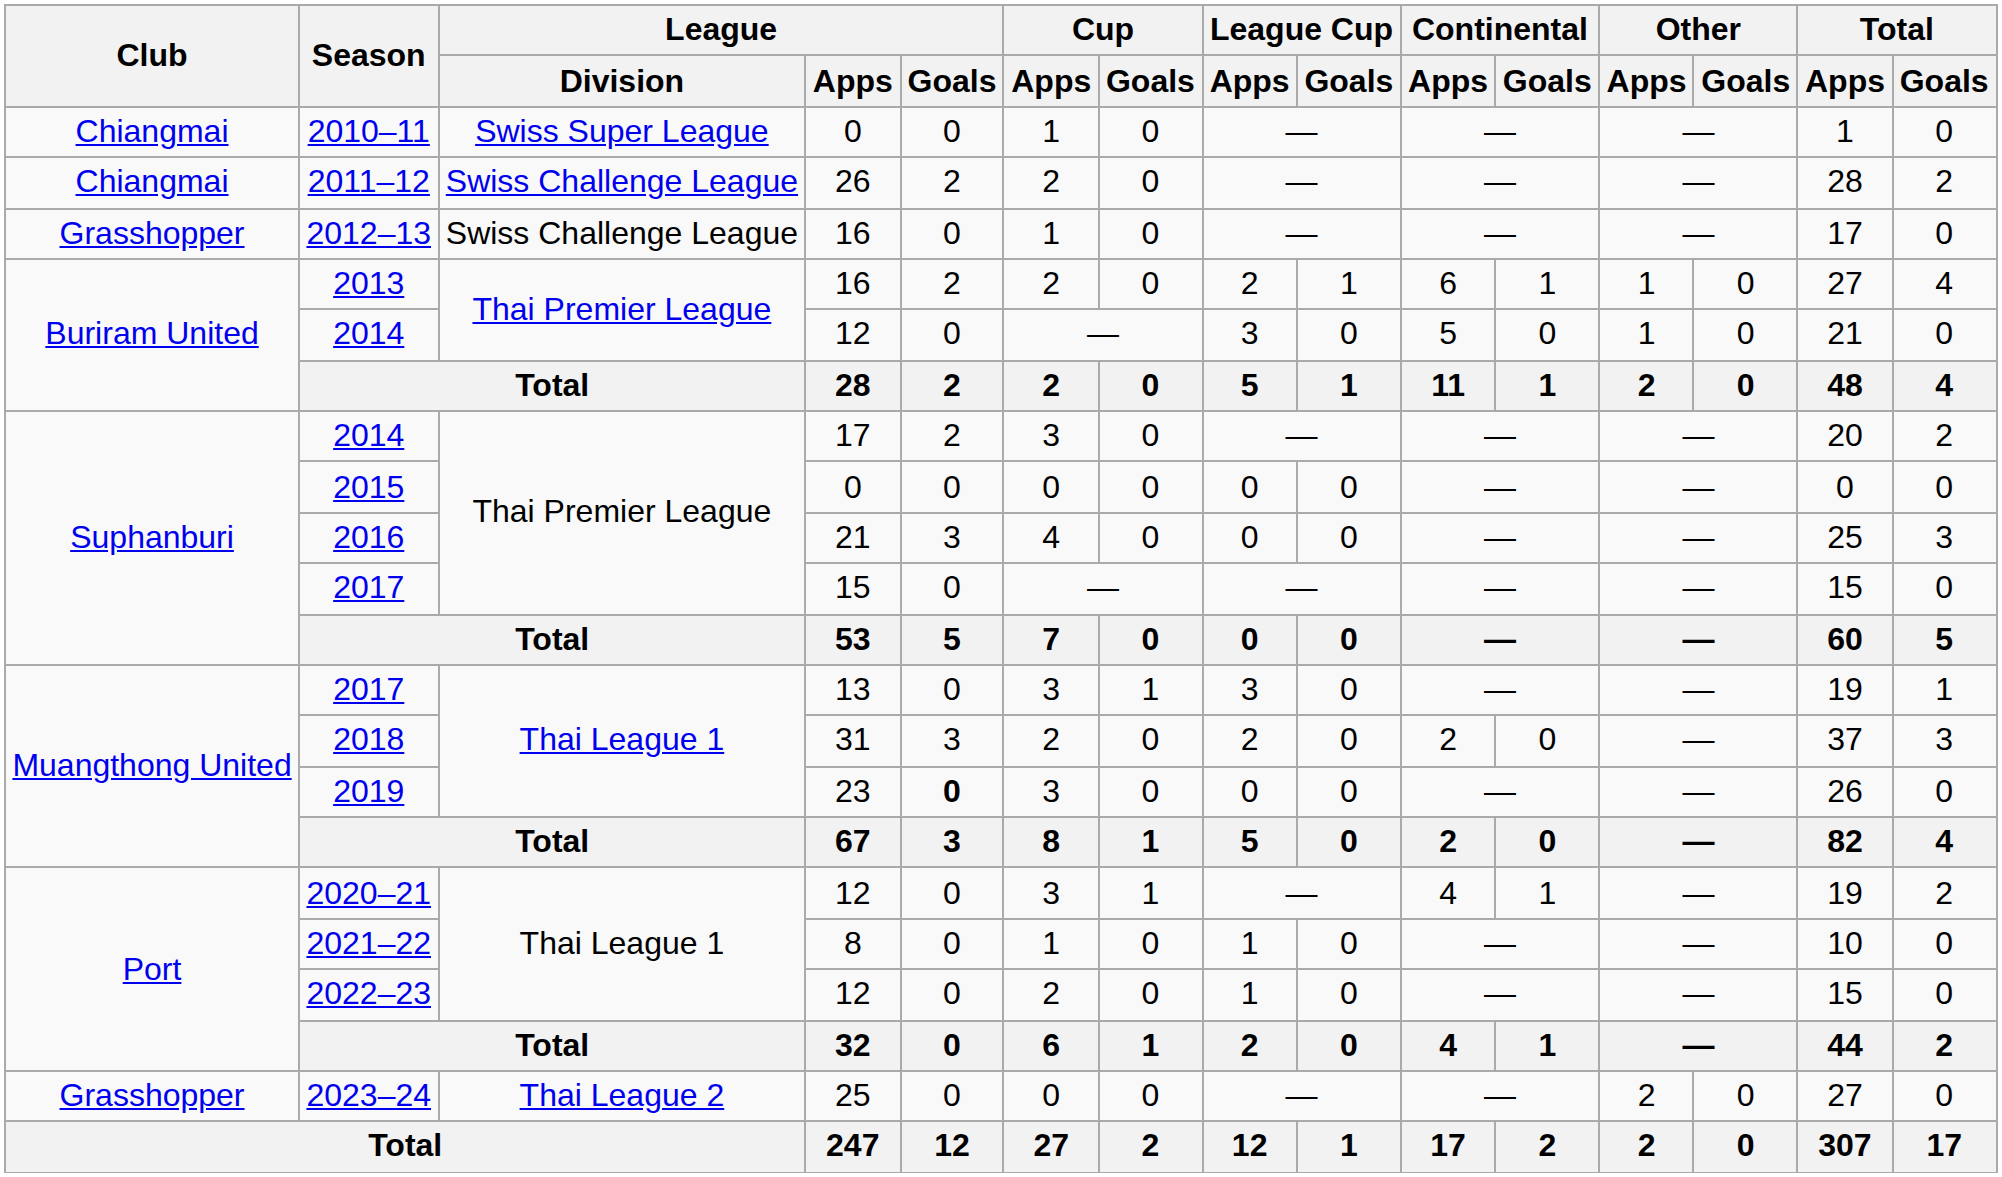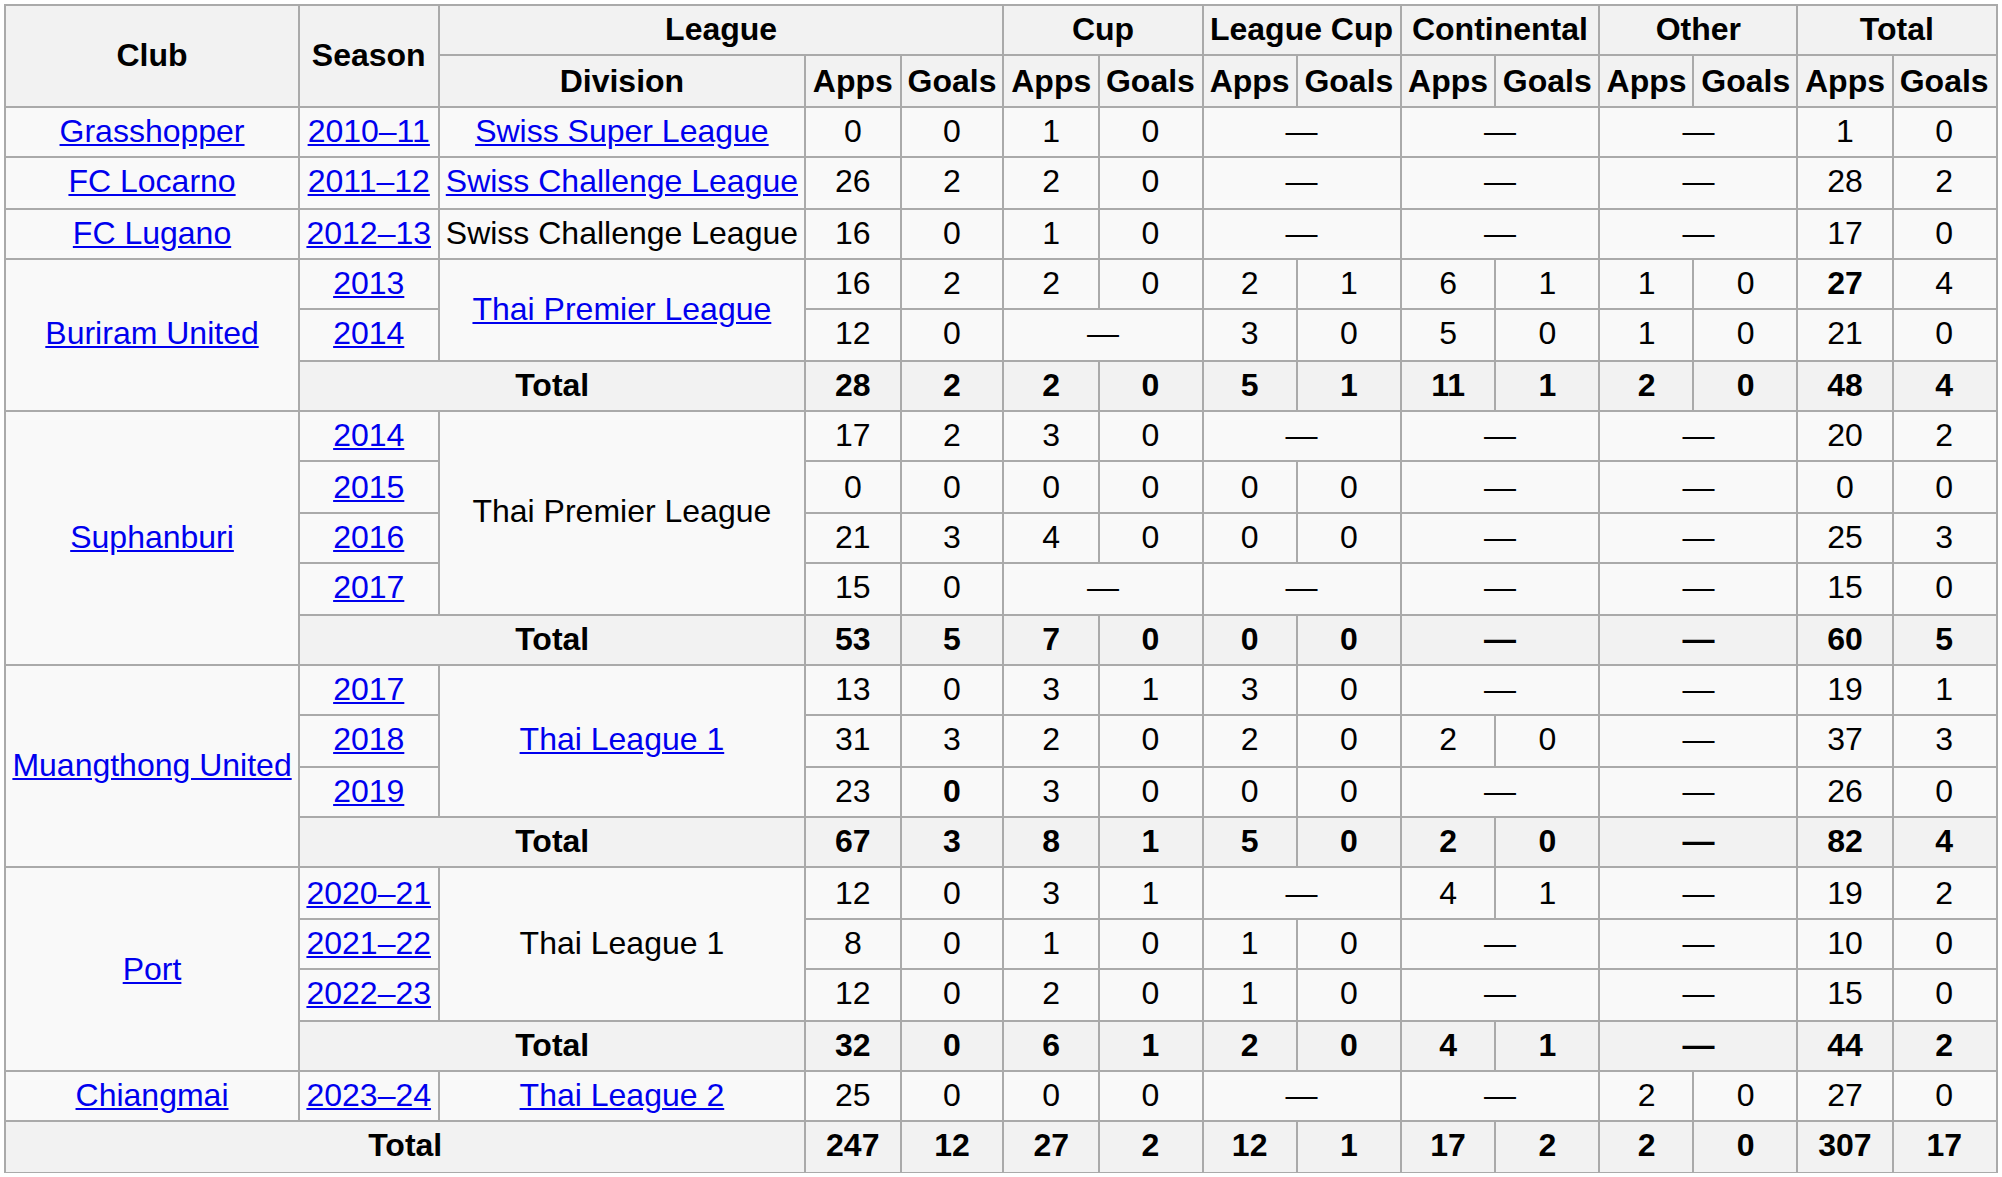(152, 131) Chiangmai -> (152, 131) Grasshopper
(152, 182) Chiangmai -> (152, 182) FC Locarno
(152, 232) Grasshopper -> (152, 232) FC Lugano
(1845, 283) normal -> (1845, 283) bold
(152, 1095) Grasshopper -> (152, 1095) Chiangmai
